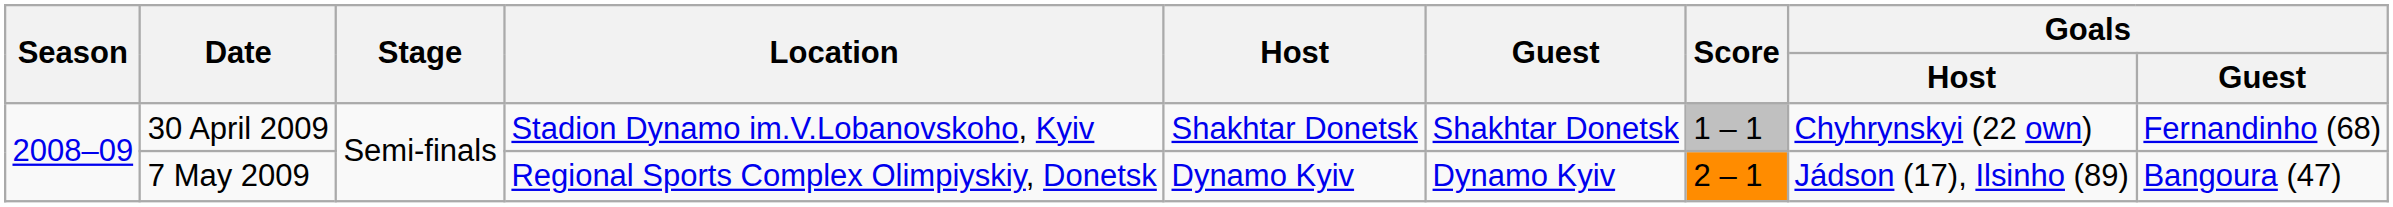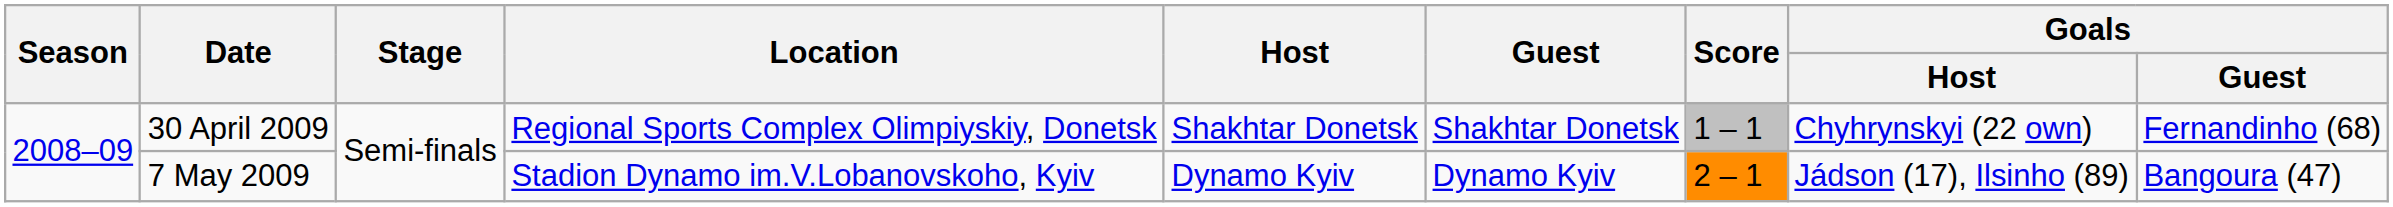(803, 127) Stadion Dynamo im.V.Lobanovskoho, Kyiv -> (834, 127) Regional Sports Complex Olimpiyskiy, Donetsk
(834, 176) Regional Sports Complex Olimpiyskiy, Donetsk -> (803, 176) Stadion Dynamo im.V.Lobanovskoho, Kyiv
